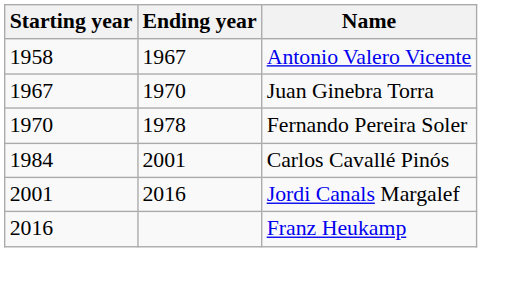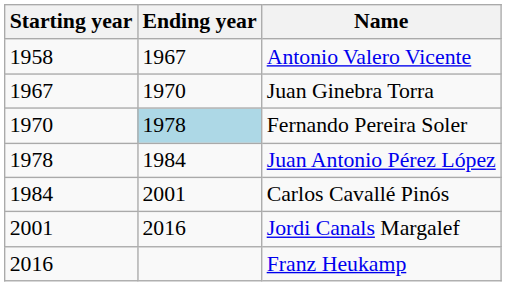(164, 125) no background -> (164, 125) lightblue background
+ row: (381, 159)
